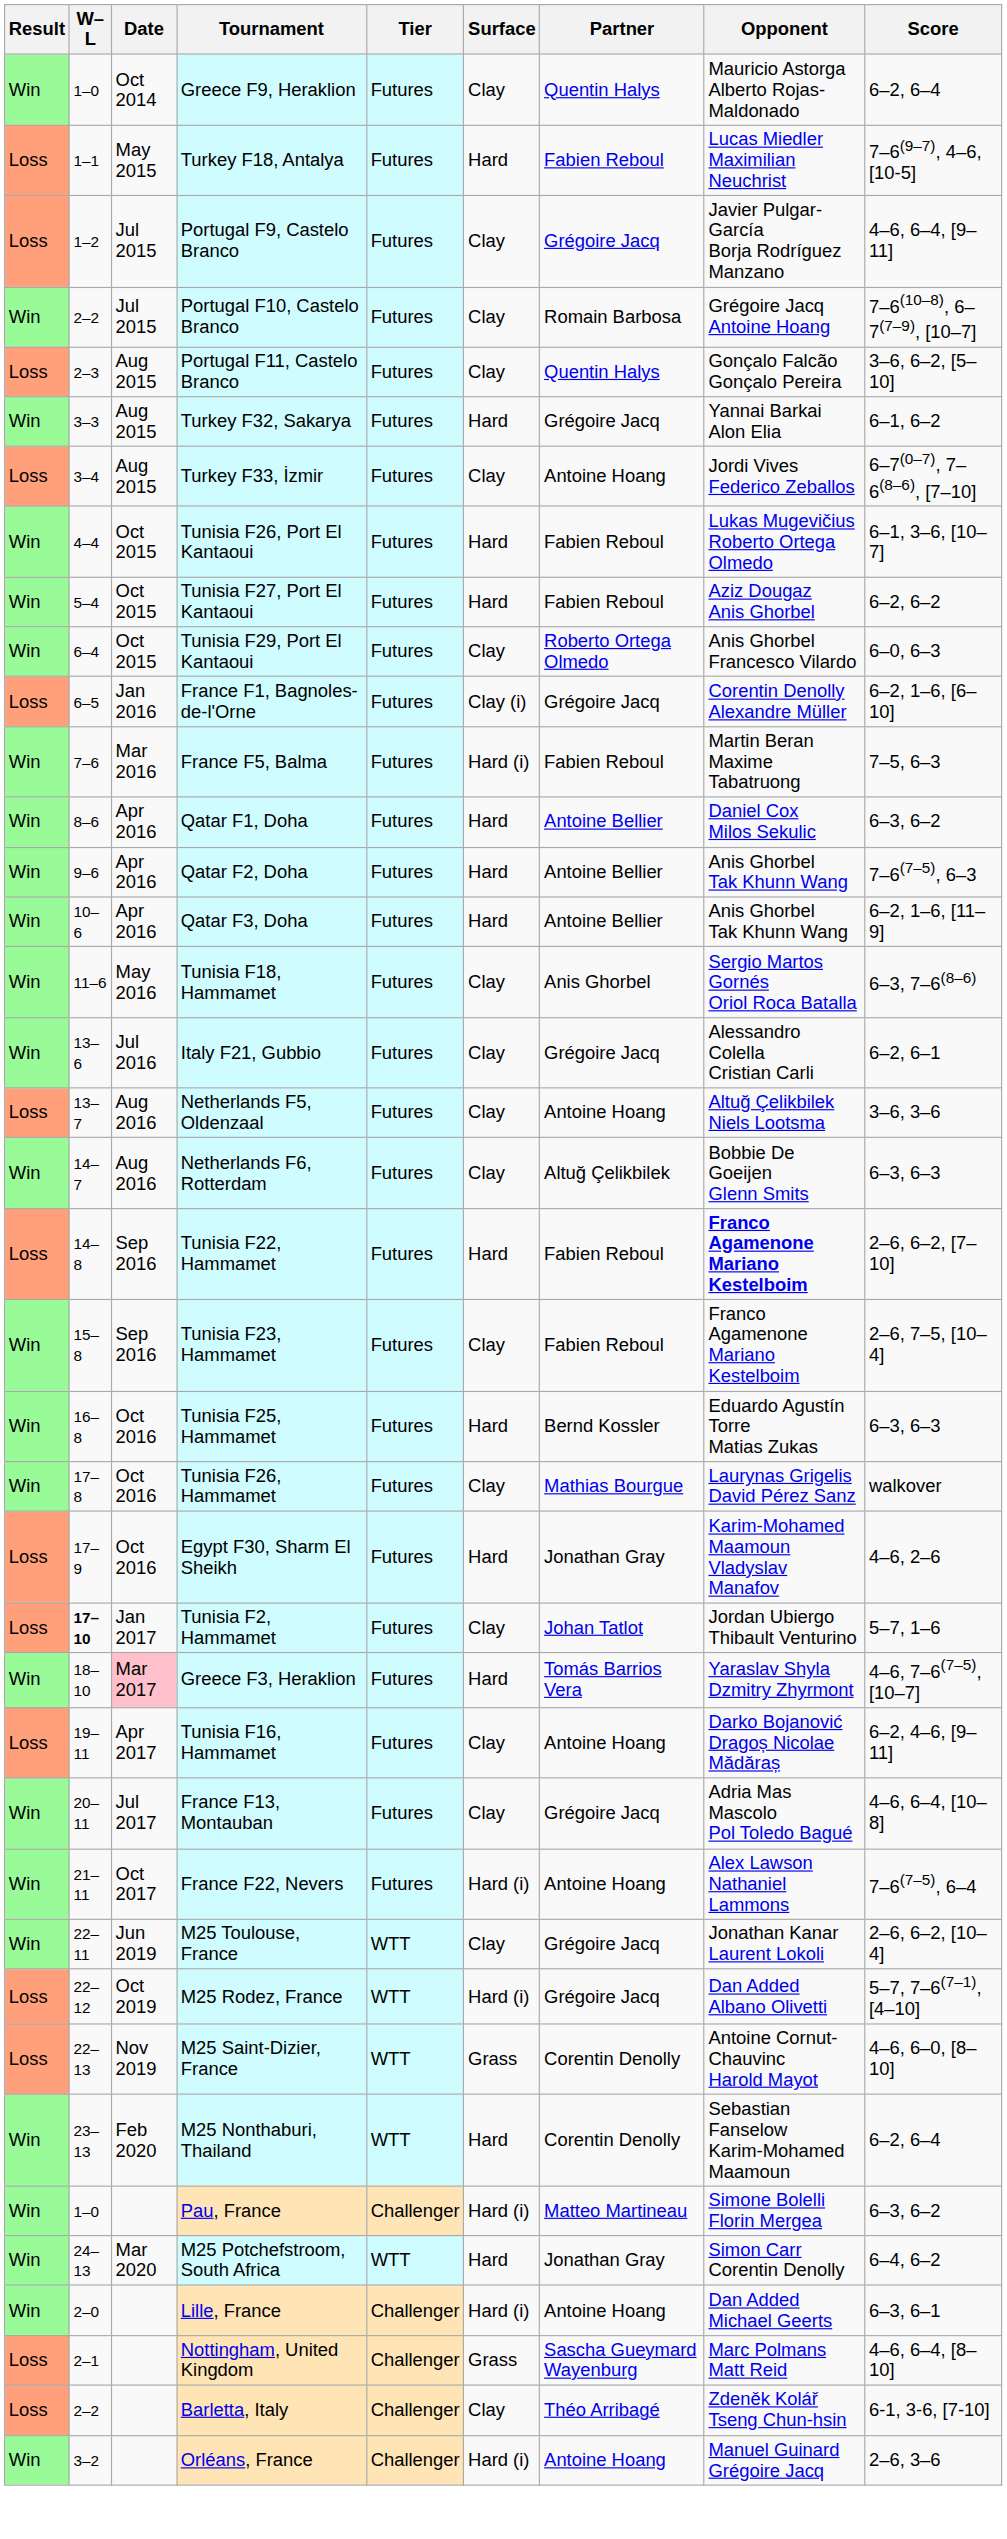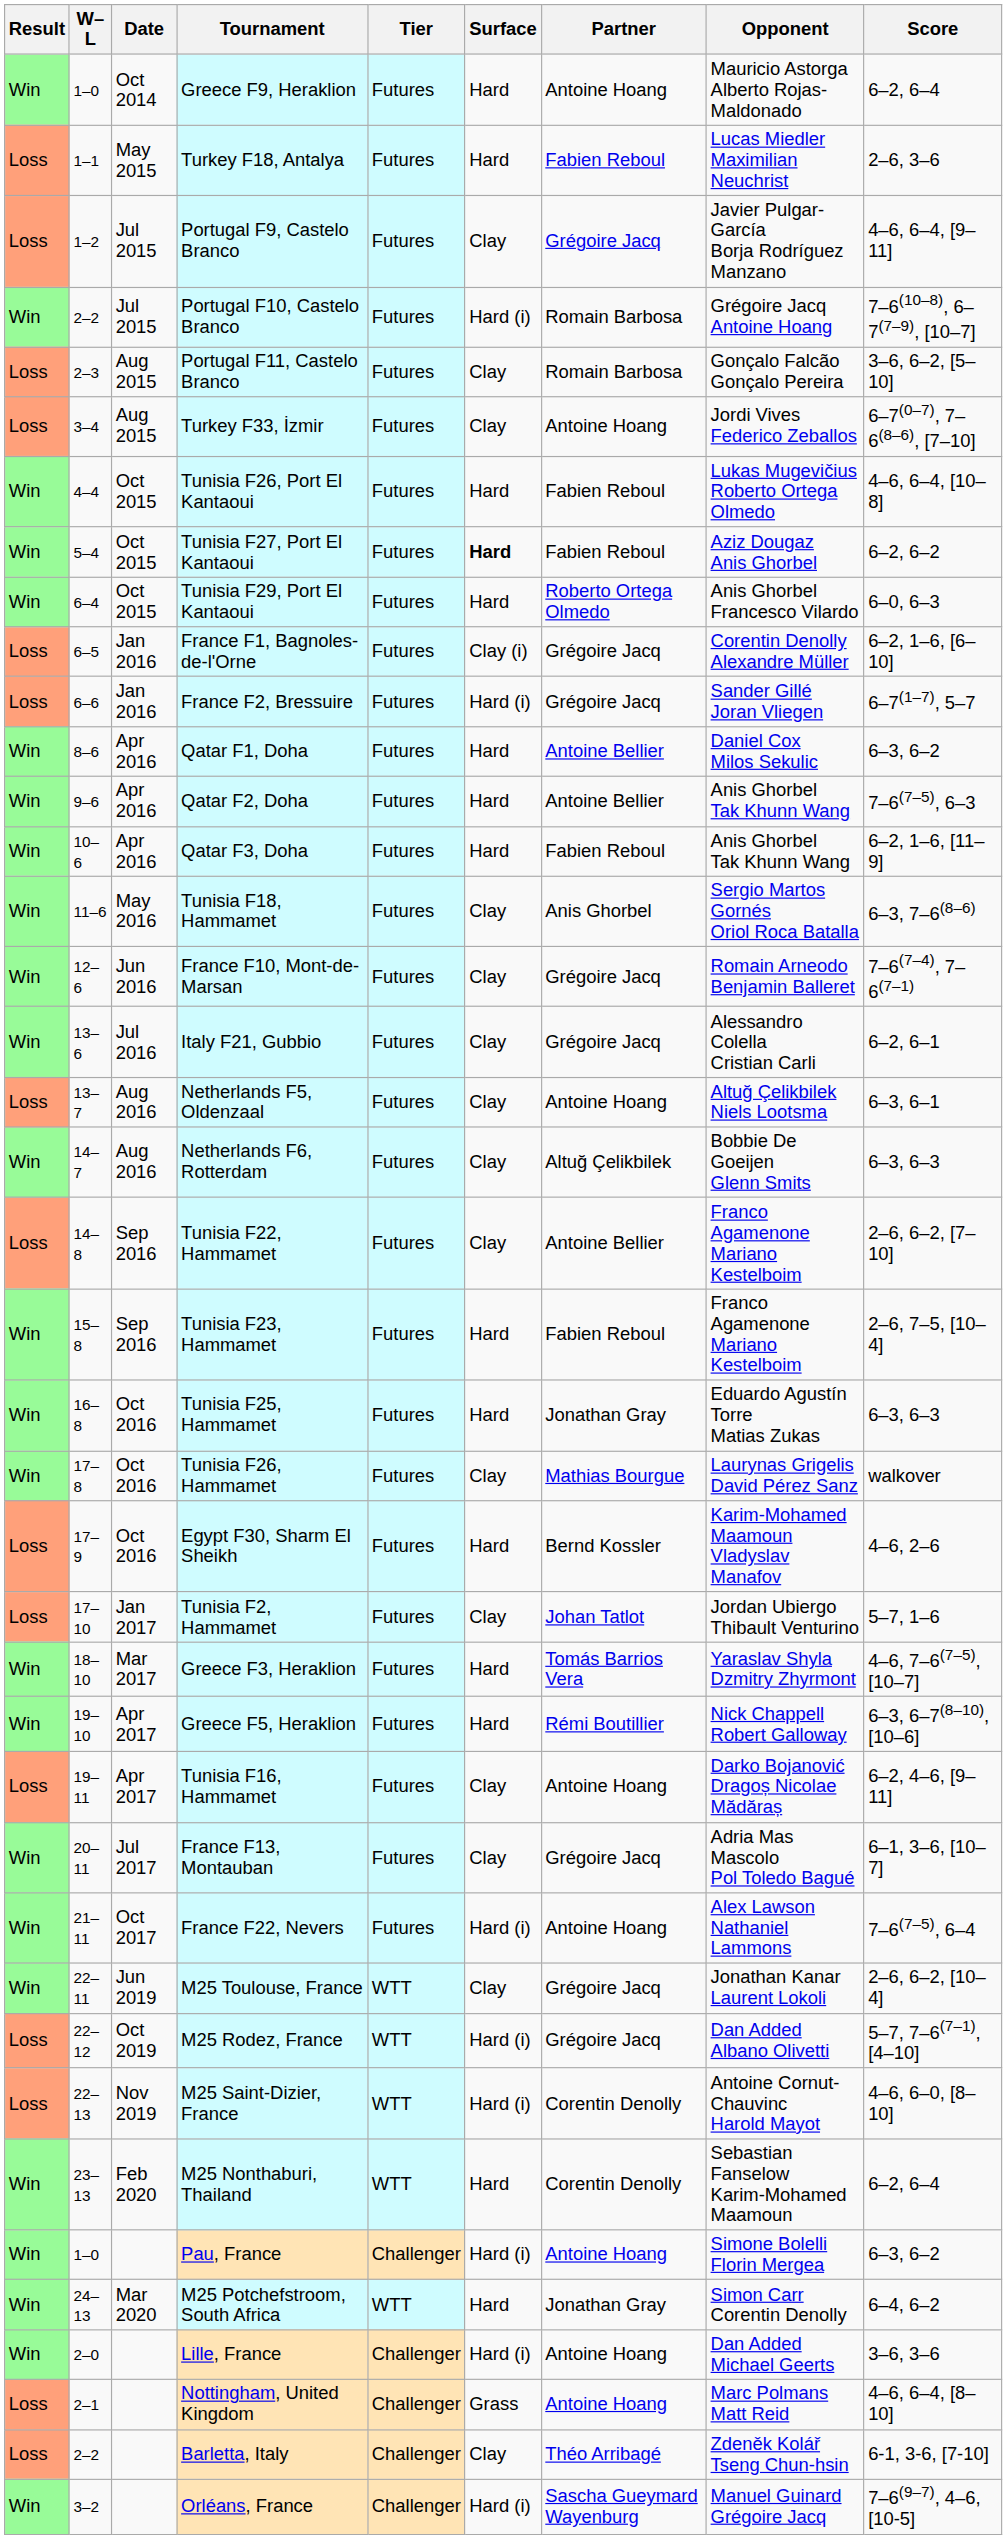(487, 89) Clay -> (489, 89) Hard
(602, 89) Quentin Halys -> (606, 89) Antoine Hoang
(925, 160) 7–6(9–7), 4–6, [10-5] -> (904, 160) 2–6, 3–6
(487, 316) Clay -> (500, 316) Hard (i)
(602, 371) Quentin Halys -> (614, 371) Romain Barbosa
- row: (266, 421)
(928, 541) 6–1, 3–6, [10–7] -> (927, 491) 4–6, 6–4, [10–8]
(488, 601) normal -> (490, 551) bold
(487, 651) Clay -> (489, 601) Hard
+ row: (267, 701)
- row: (254, 761)
(603, 921) Antoine Bellier -> (605, 851) Fabien Reboul
+ row: (270, 976)
(905, 1112) 3–6, 3–6 -> (904, 1102) 6–3, 6–1
(488, 1253) Hard -> (488, 1243) Clay
(604, 1253) Fabien Reboul -> (605, 1243) Antoine Bellier
(761, 1253) bold -> (760, 1243) normal
(487, 1345) Clay -> (489, 1334) Hard
(602, 1426) Bernd Kossler -> (606, 1415) Jonathan Gray
(604, 1556) Jonathan Gray -> (603, 1546) Bernd Kossler
(86, 1627) bold -> (86, 1617) normal
(136, 1679) pink background -> (136, 1669) no background
+ row: (269, 1724)
(928, 1813) 4–6, 6–4, [10–8] -> (927, 1857) 6–1, 3–6, [10–7]
(493, 2059) Grass -> (500, 2103) Hard (i)
(616, 2210) Matteo Martineau -> (606, 2254) Antoine Hoang
(905, 2310) 6–3, 6–1 -> (904, 2354) 3–6, 3–6
(620, 2360) Sascha Gueymard Wayenburg -> (606, 2404) Antoine Hoang
(605, 2460) Antoine Hoang -> (621, 2506) Sascha Gueymard Wayenburg
(905, 2460) 2–6, 3–6 -> (924, 2506) 7–6(9–7), 4–6, [10-5]
